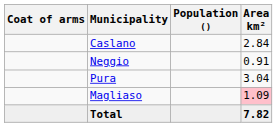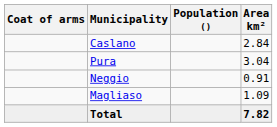rows swapped: (103, 78) <-> (110, 61)
(256, 96) pink background -> (256, 96) no background
